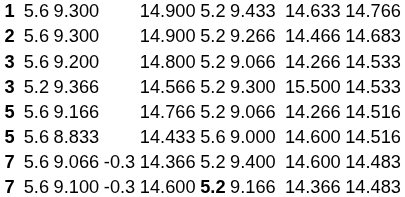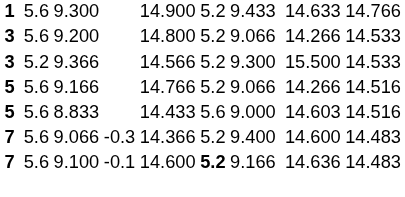- row: (9, 36)
(313, 137) 14.600 -> (313, 111) 14.603
(120, 187) -0.3 -> (120, 162) -0.1
(313, 187) 14.366 -> (313, 162) 14.636
